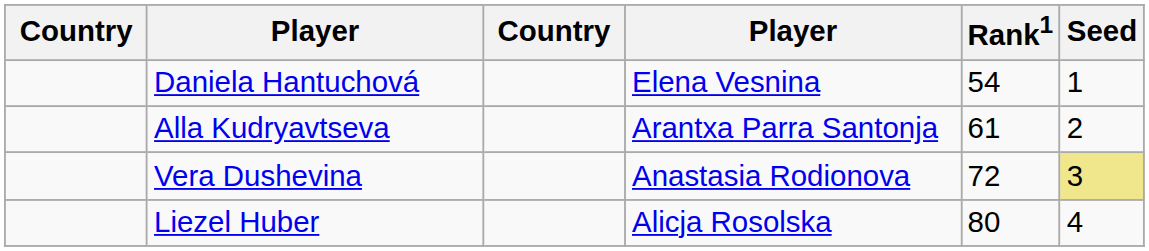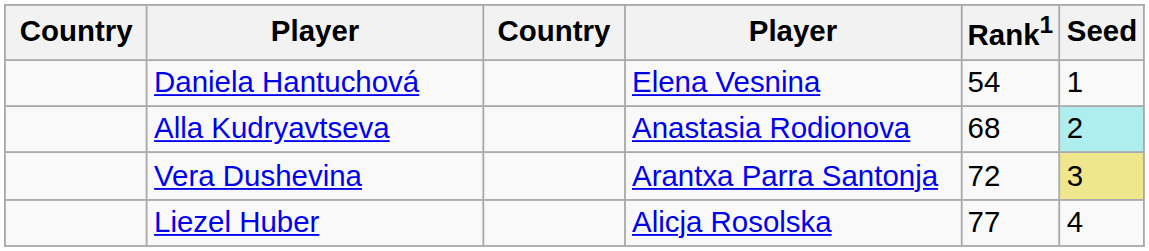(785, 129) Arantxa Parra Santonja -> (771, 129) Anastasia Rodionova
(984, 129) 61 -> (984, 129) 68
(1075, 129) no background -> (1075, 129) paleturquoise background
(771, 175) Anastasia Rodionova -> (785, 175) Arantxa Parra Santonja
(984, 222) 80 -> (984, 222) 77
